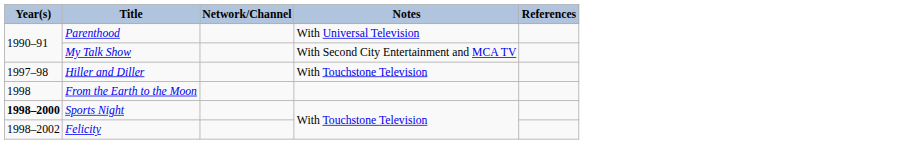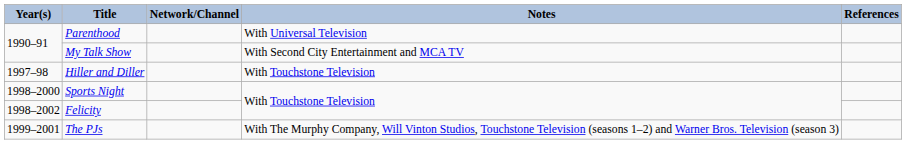- row: (131, 91)
(33, 110) bold -> (33, 91) normal
+ row: (84, 130)
